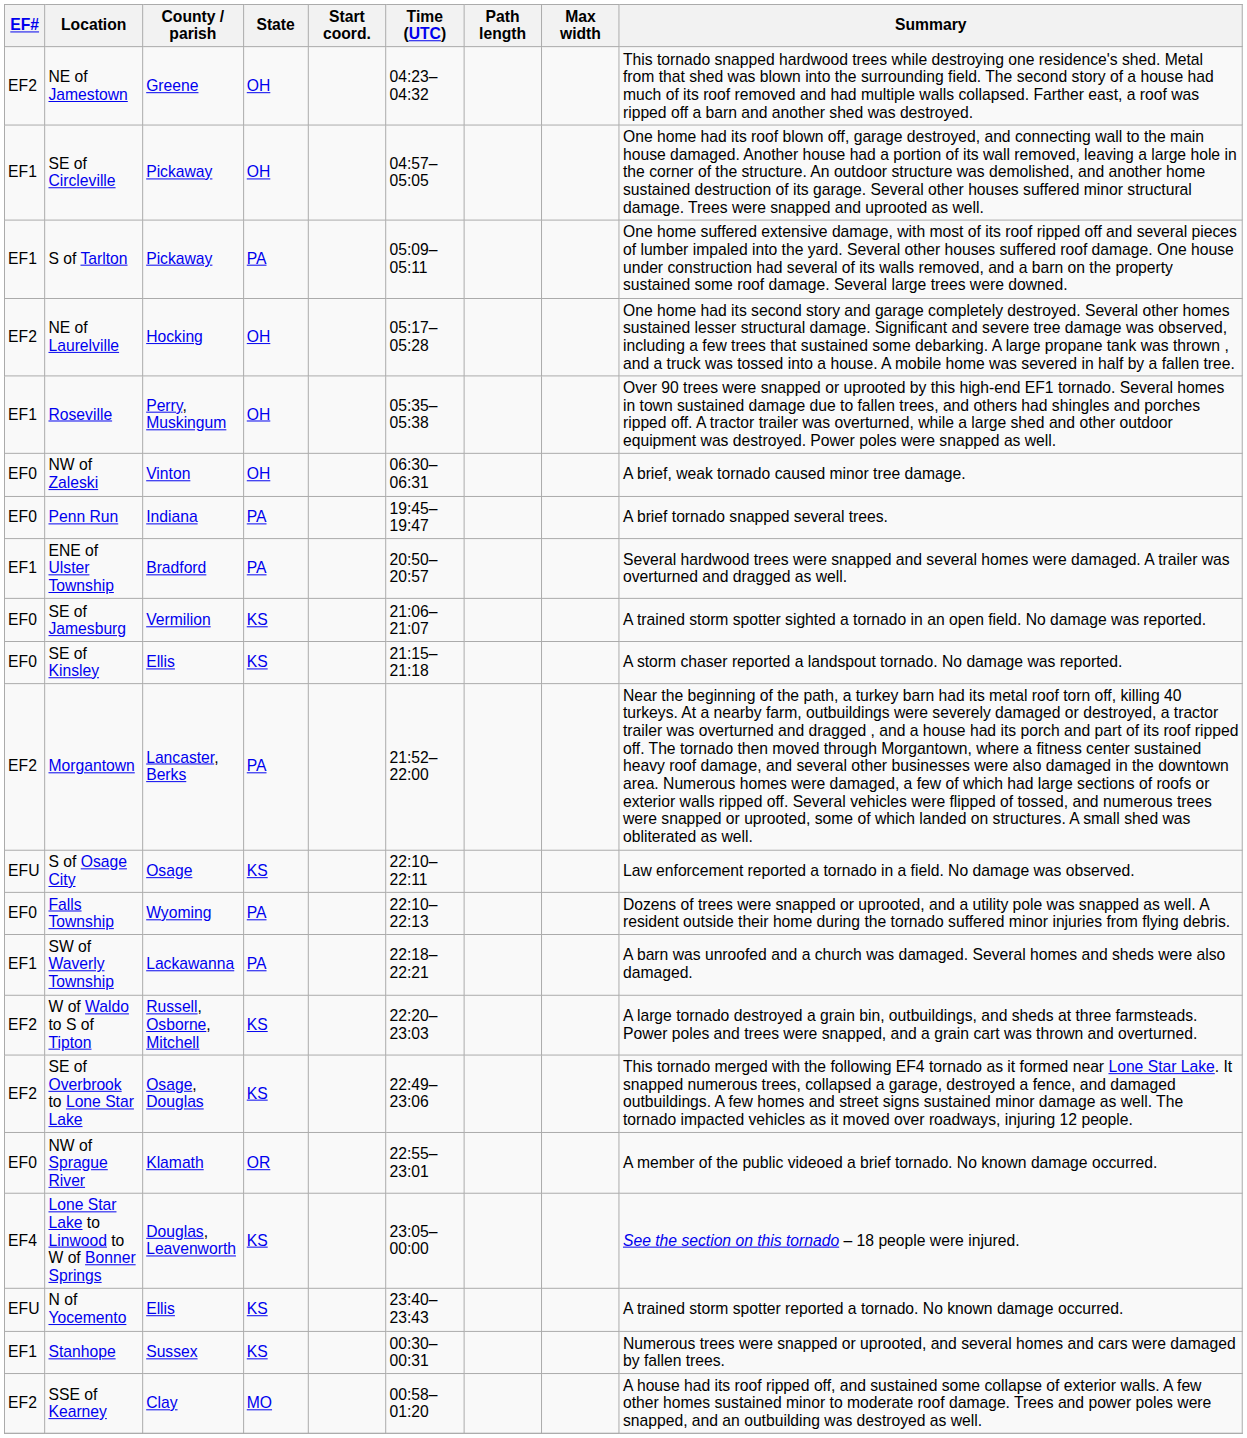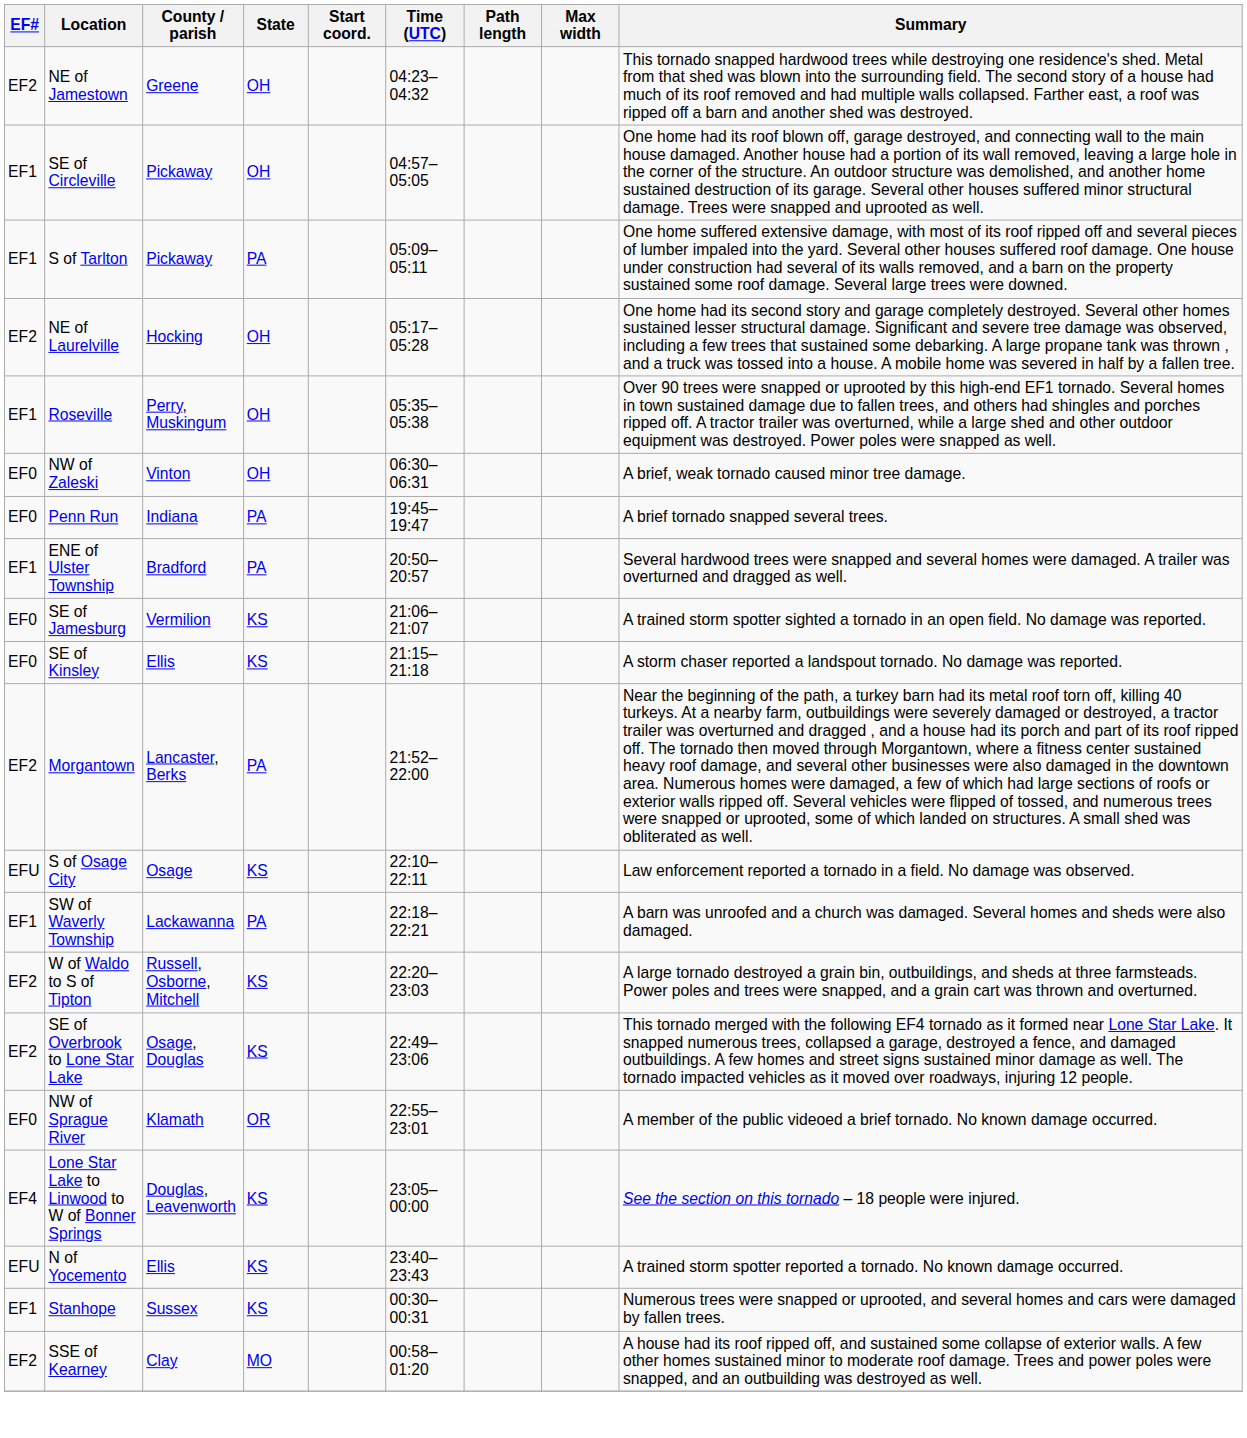- row: (81, 913)
